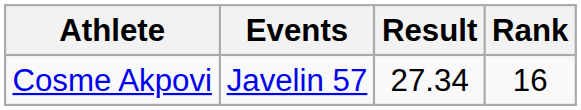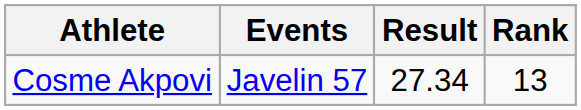(530, 80) 16 -> (530, 80) 13
